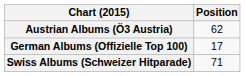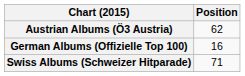(217, 46) 17 -> (217, 46) 16
